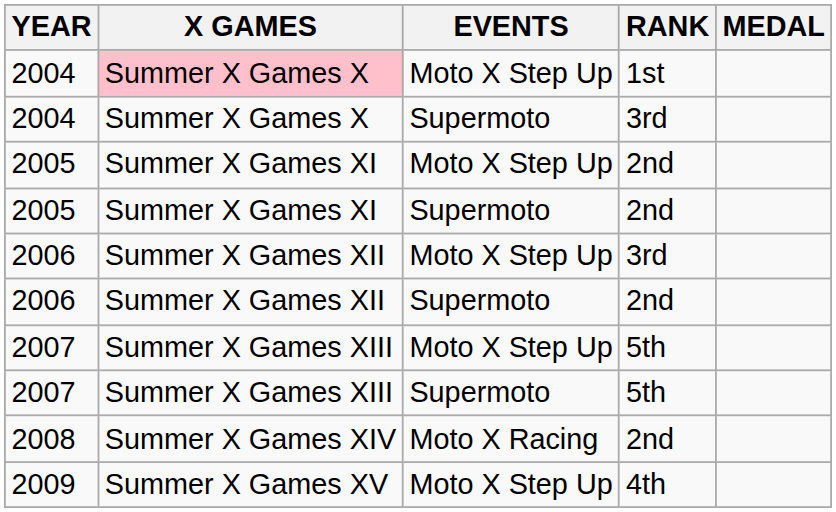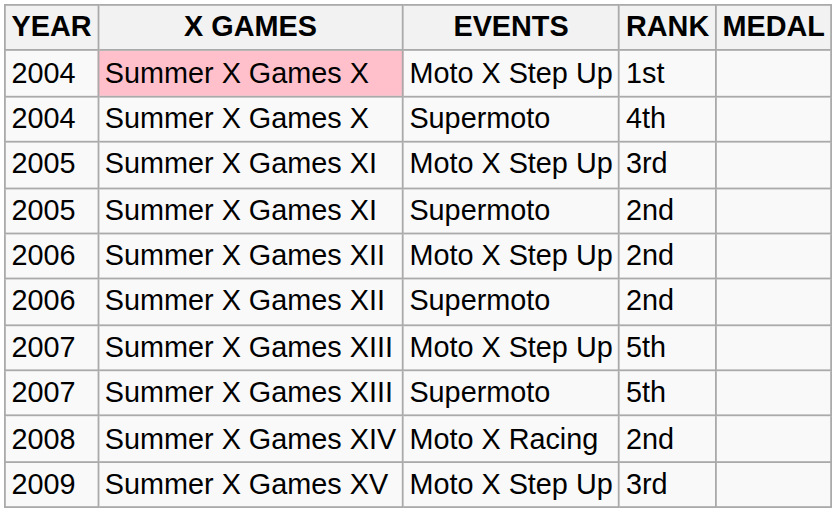(647, 118) 3rd -> (646, 118) 4th
(650, 164) 2nd -> (647, 164) 3rd
(647, 255) 3rd -> (650, 255) 2nd
(646, 484) 4th -> (647, 484) 3rd
